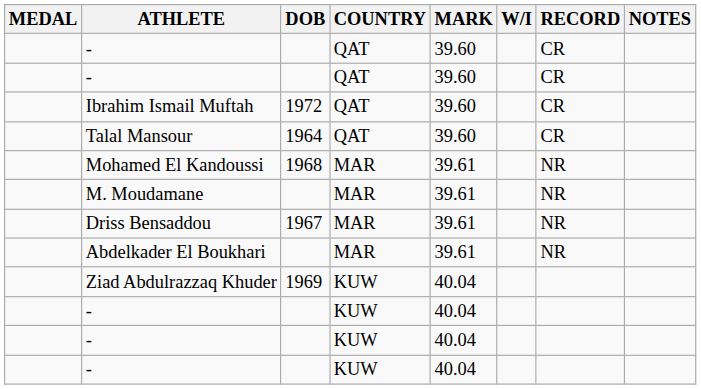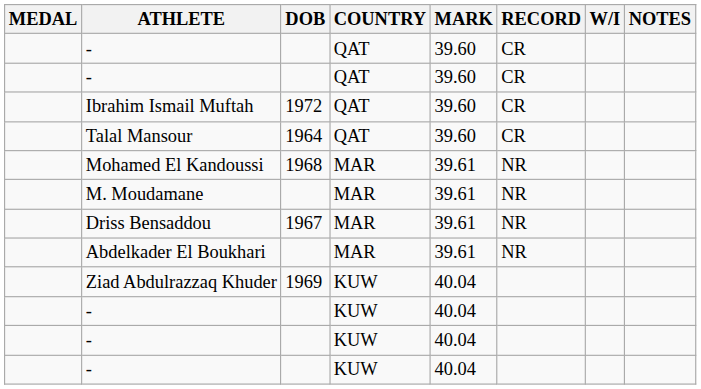columns swapped: (517, 19) <-> (580, 19)
